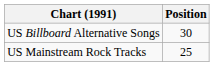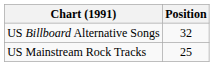(186, 33) 30 -> (186, 33) 32
